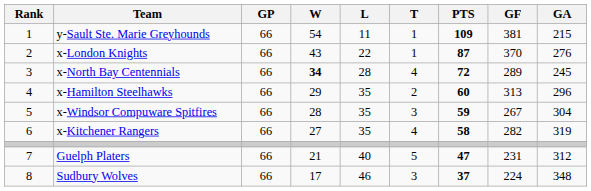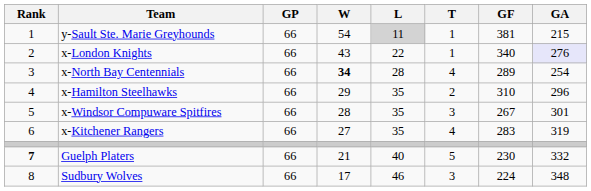- column: (463, 14)
(365, 33) no background -> (398, 33) lightgrey background
(513, 53) 370 -> (506, 53) 340
(562, 53) no background -> (560, 53) lavender background
(562, 72) 245 -> (560, 72) 254
(513, 92) 313 -> (506, 92) 310
(562, 111) 304 -> (560, 111) 301
(513, 131) 282 -> (506, 131) 283
(29, 156) normal -> (31, 156) bold
(513, 156) 231 -> (506, 156) 230
(562, 156) 312 -> (560, 156) 332
